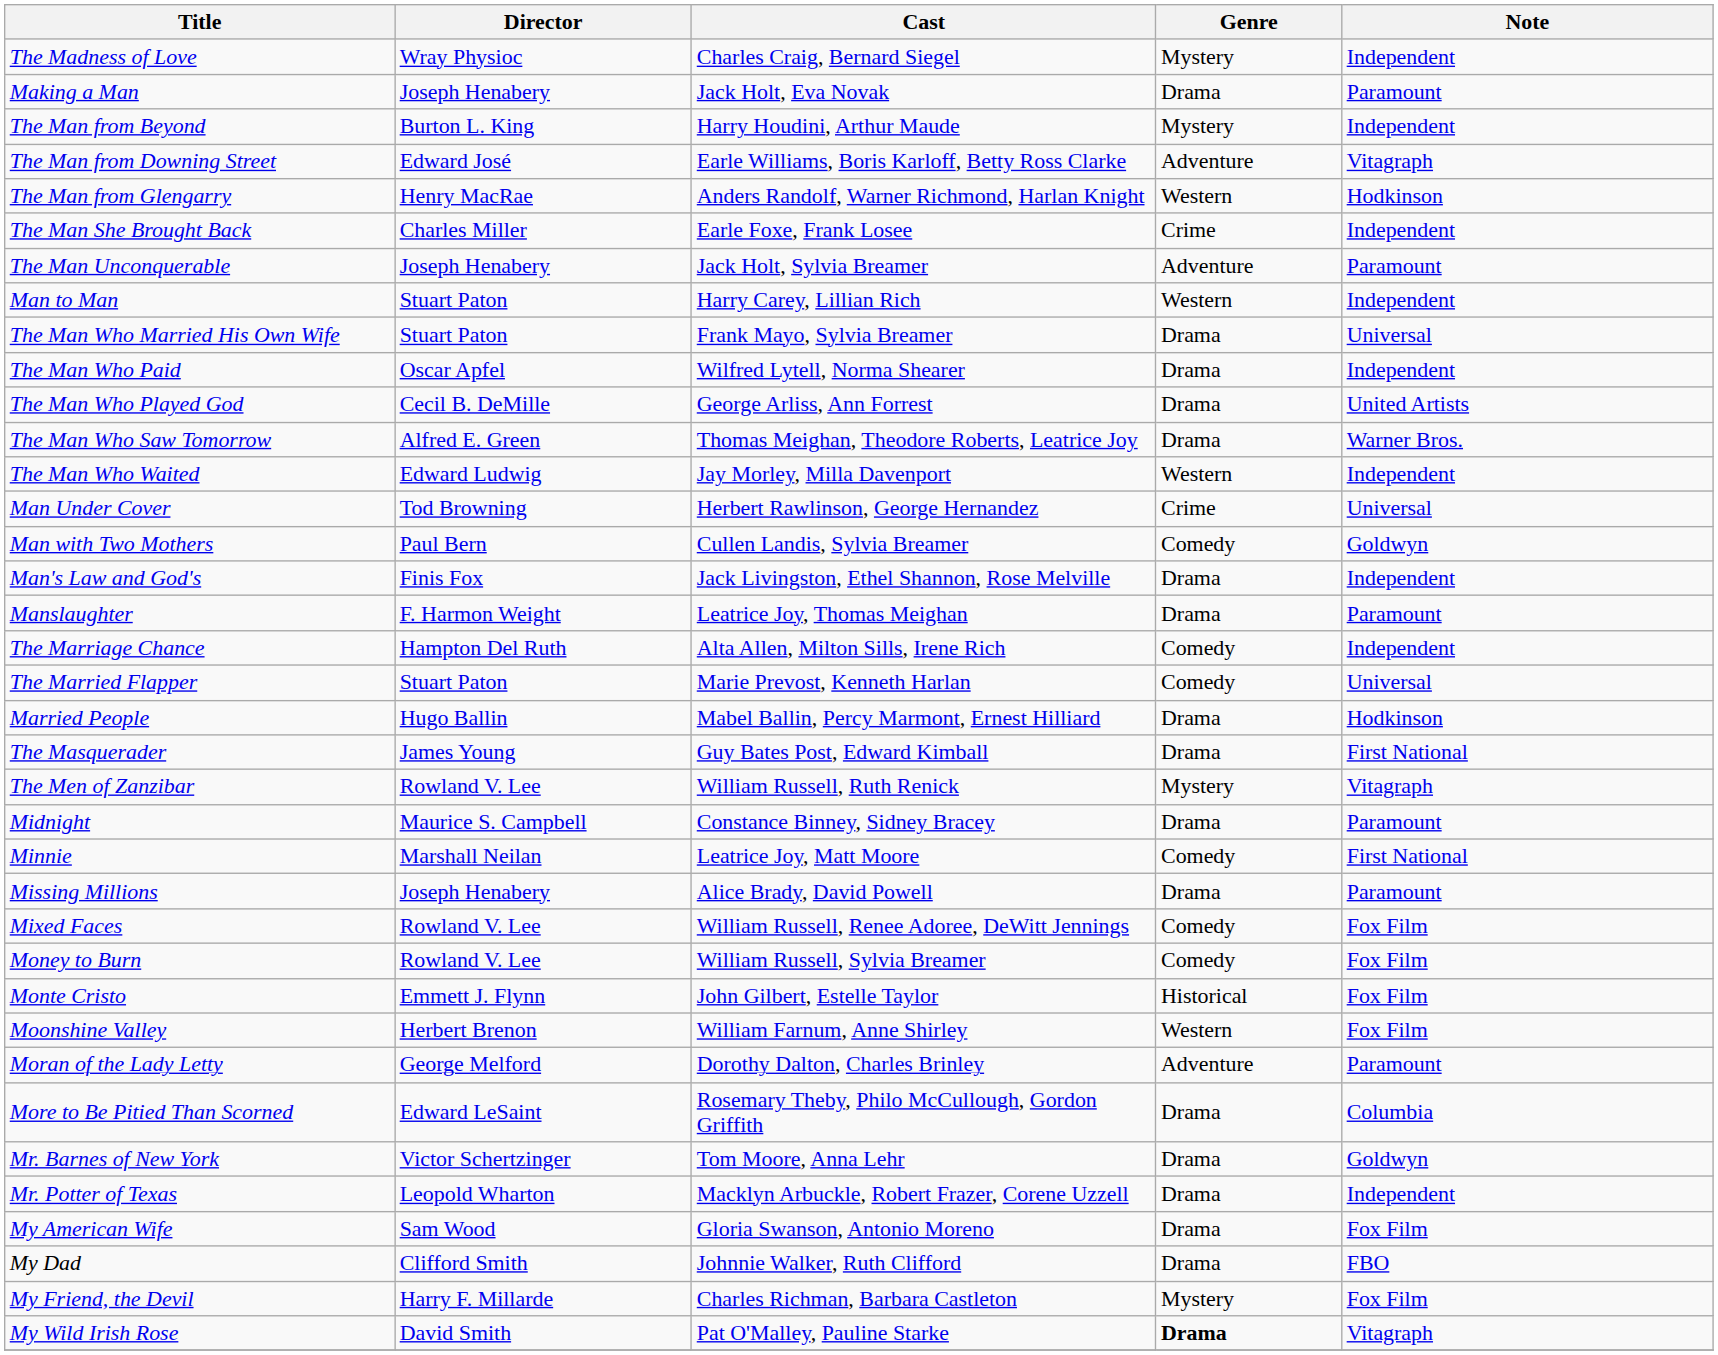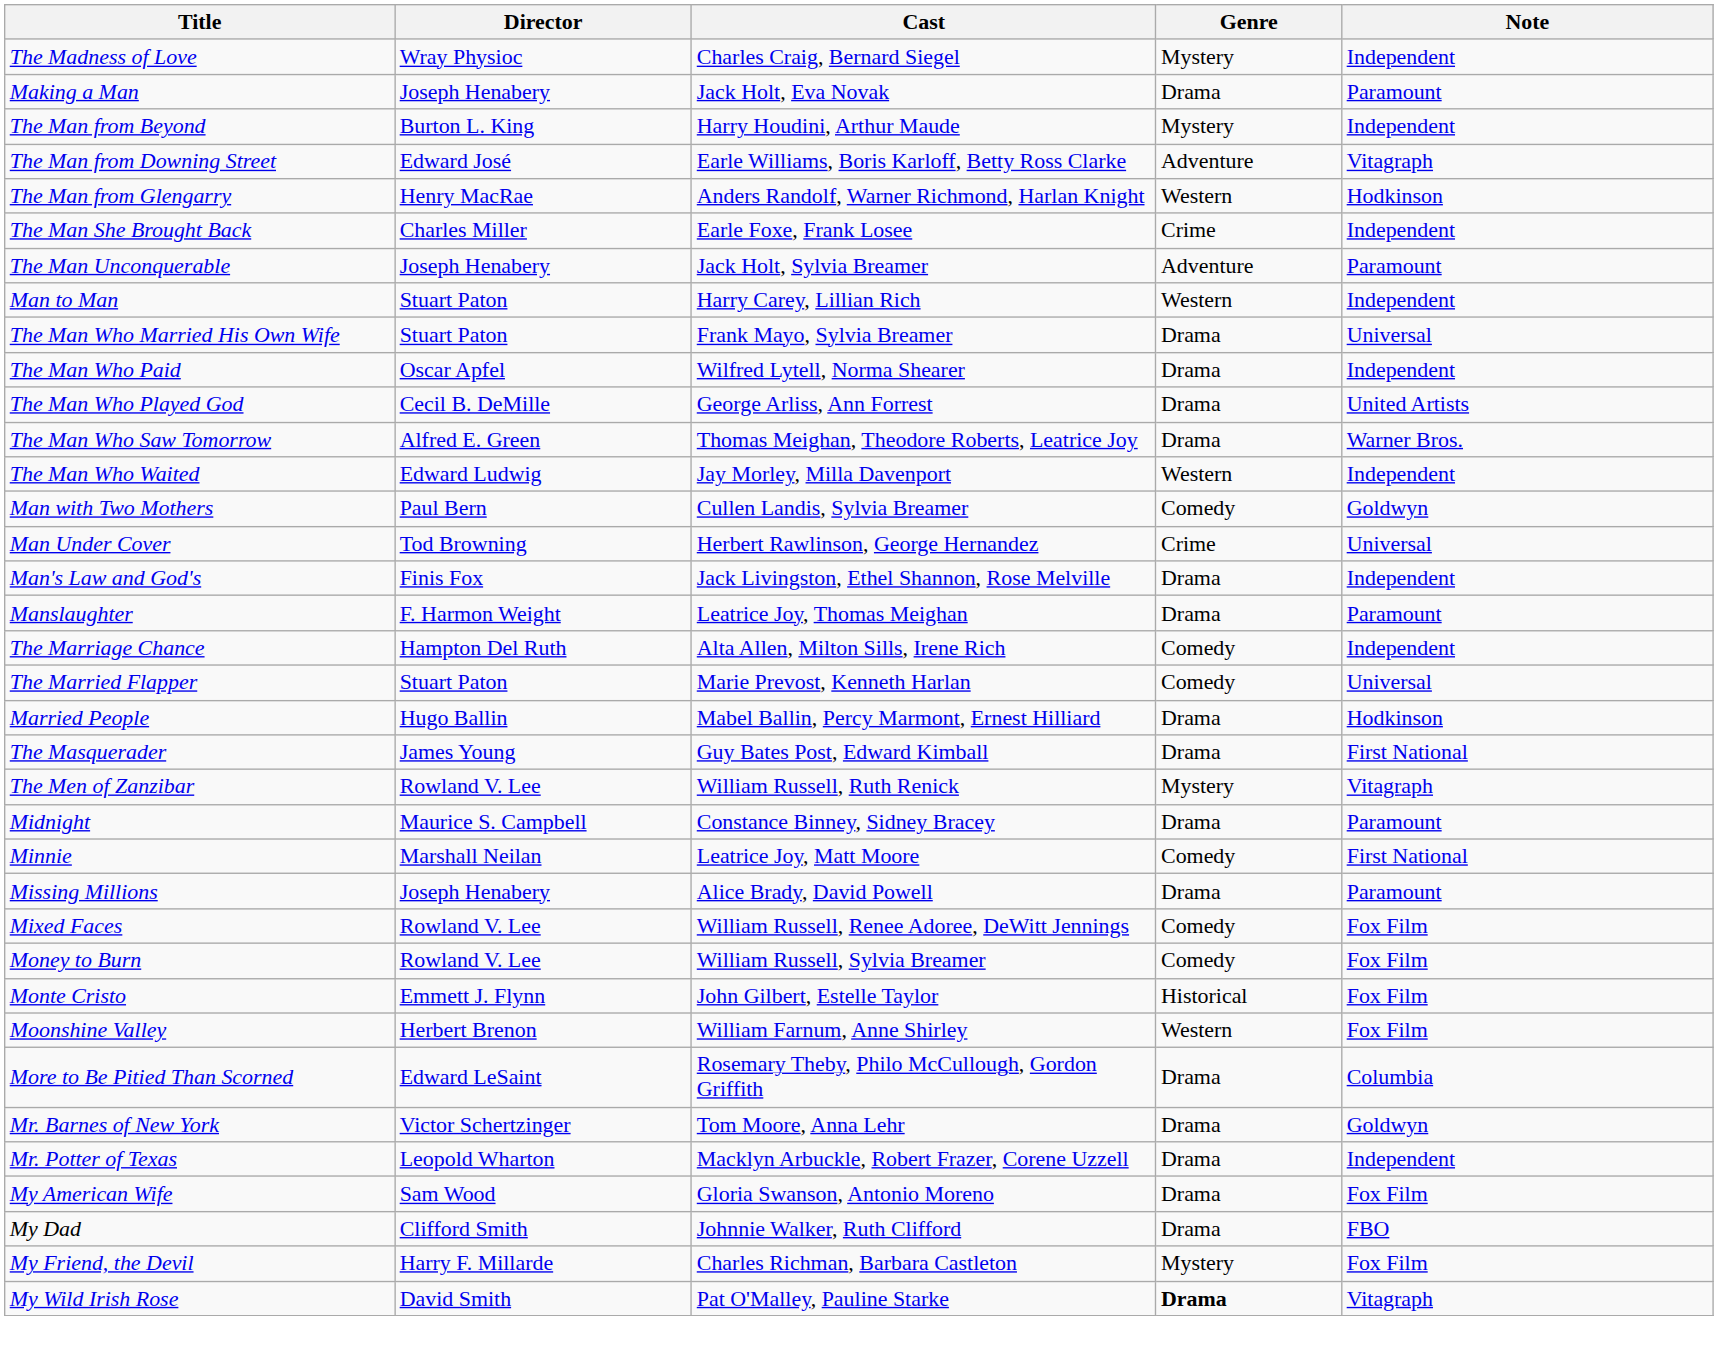rows swapped: (90, 508) <-> (112, 543)
- row: (116, 1064)
